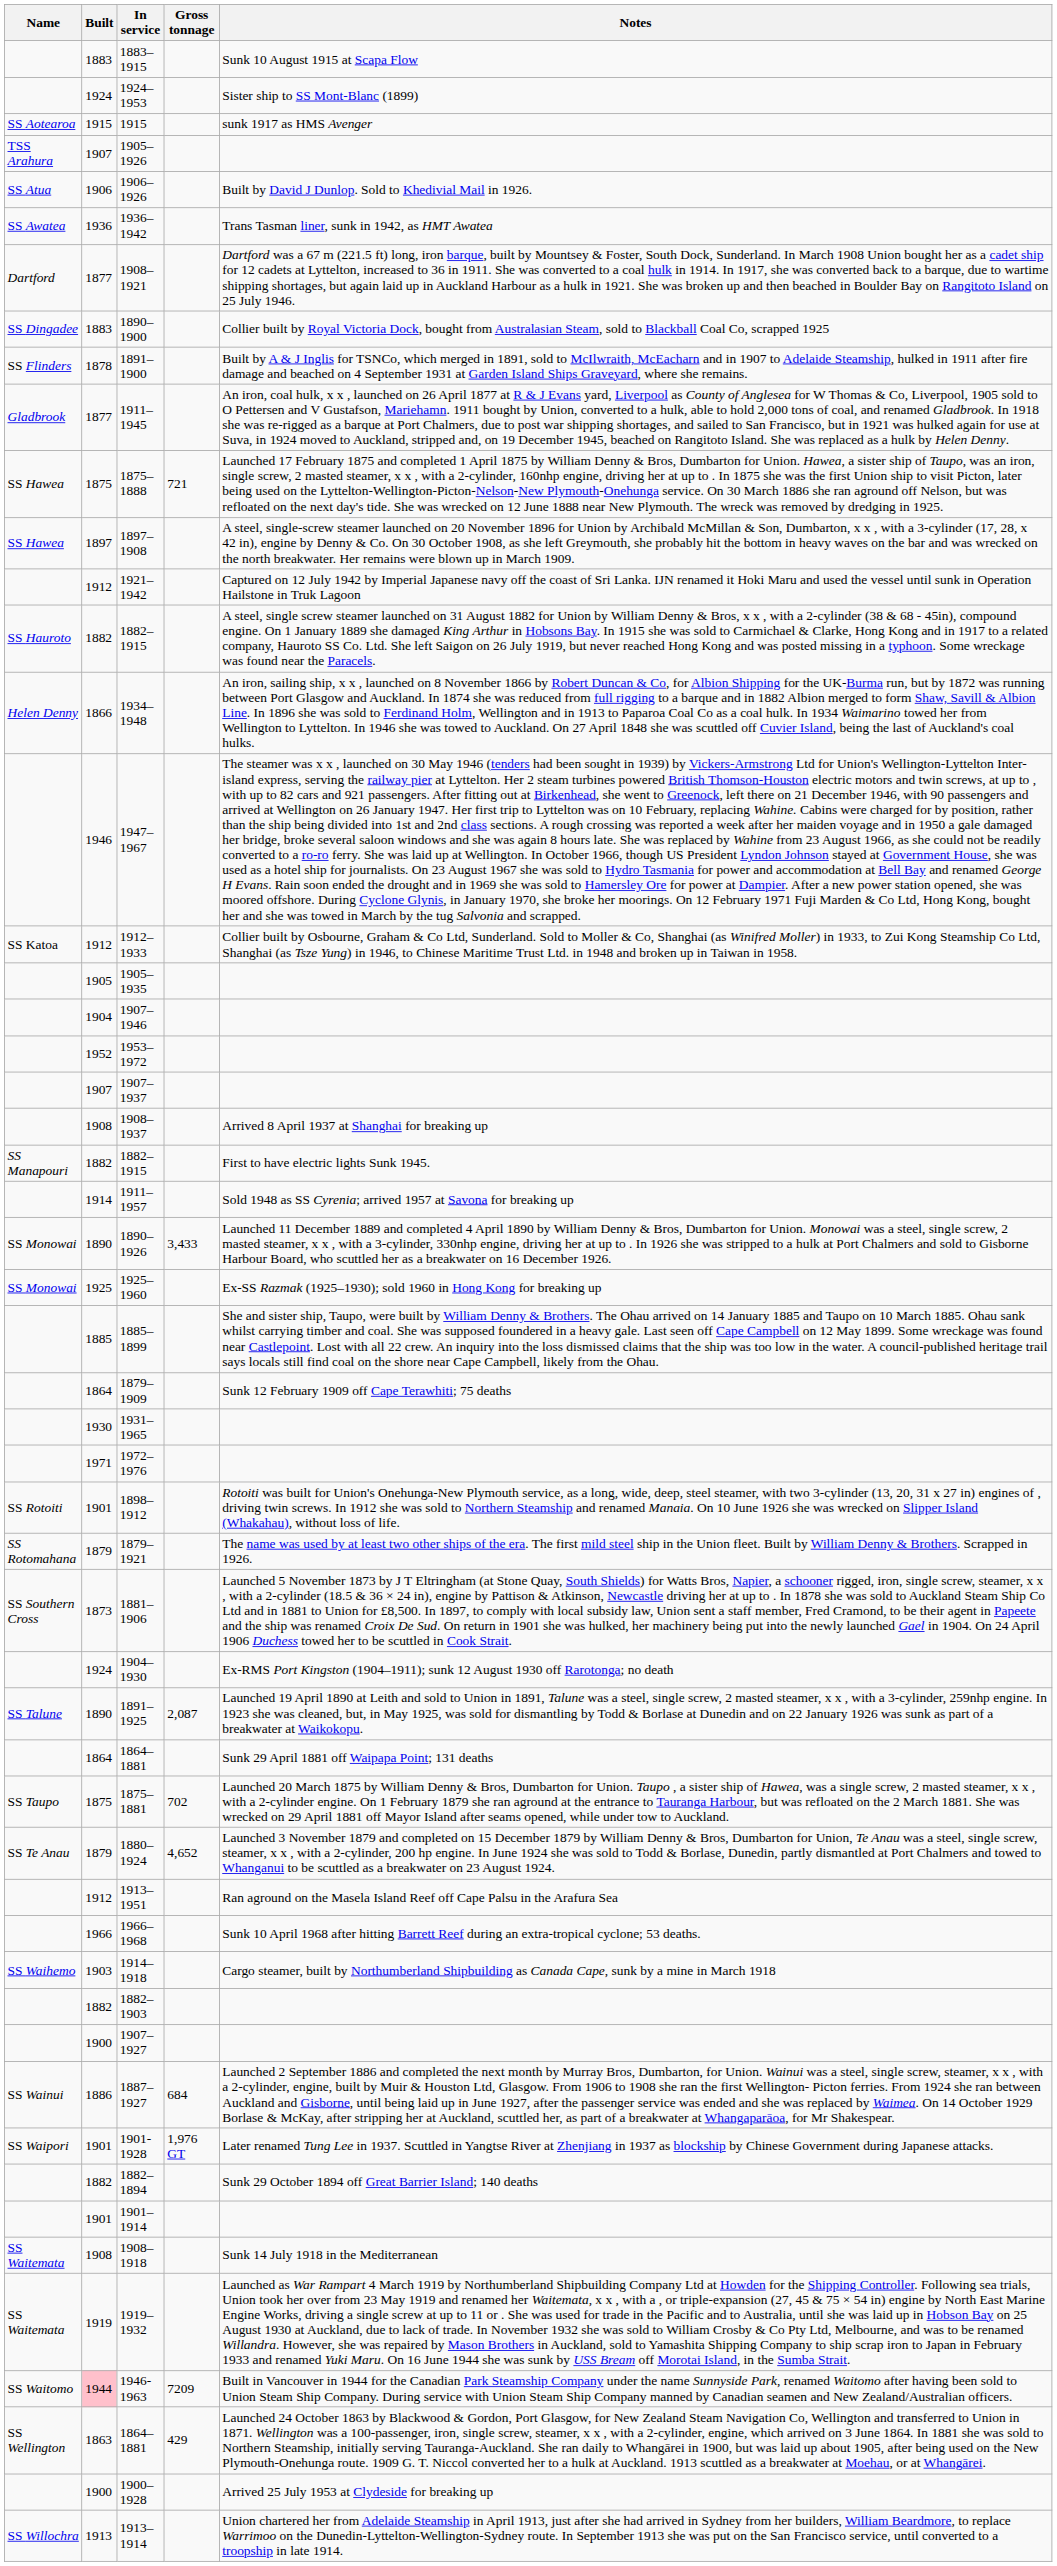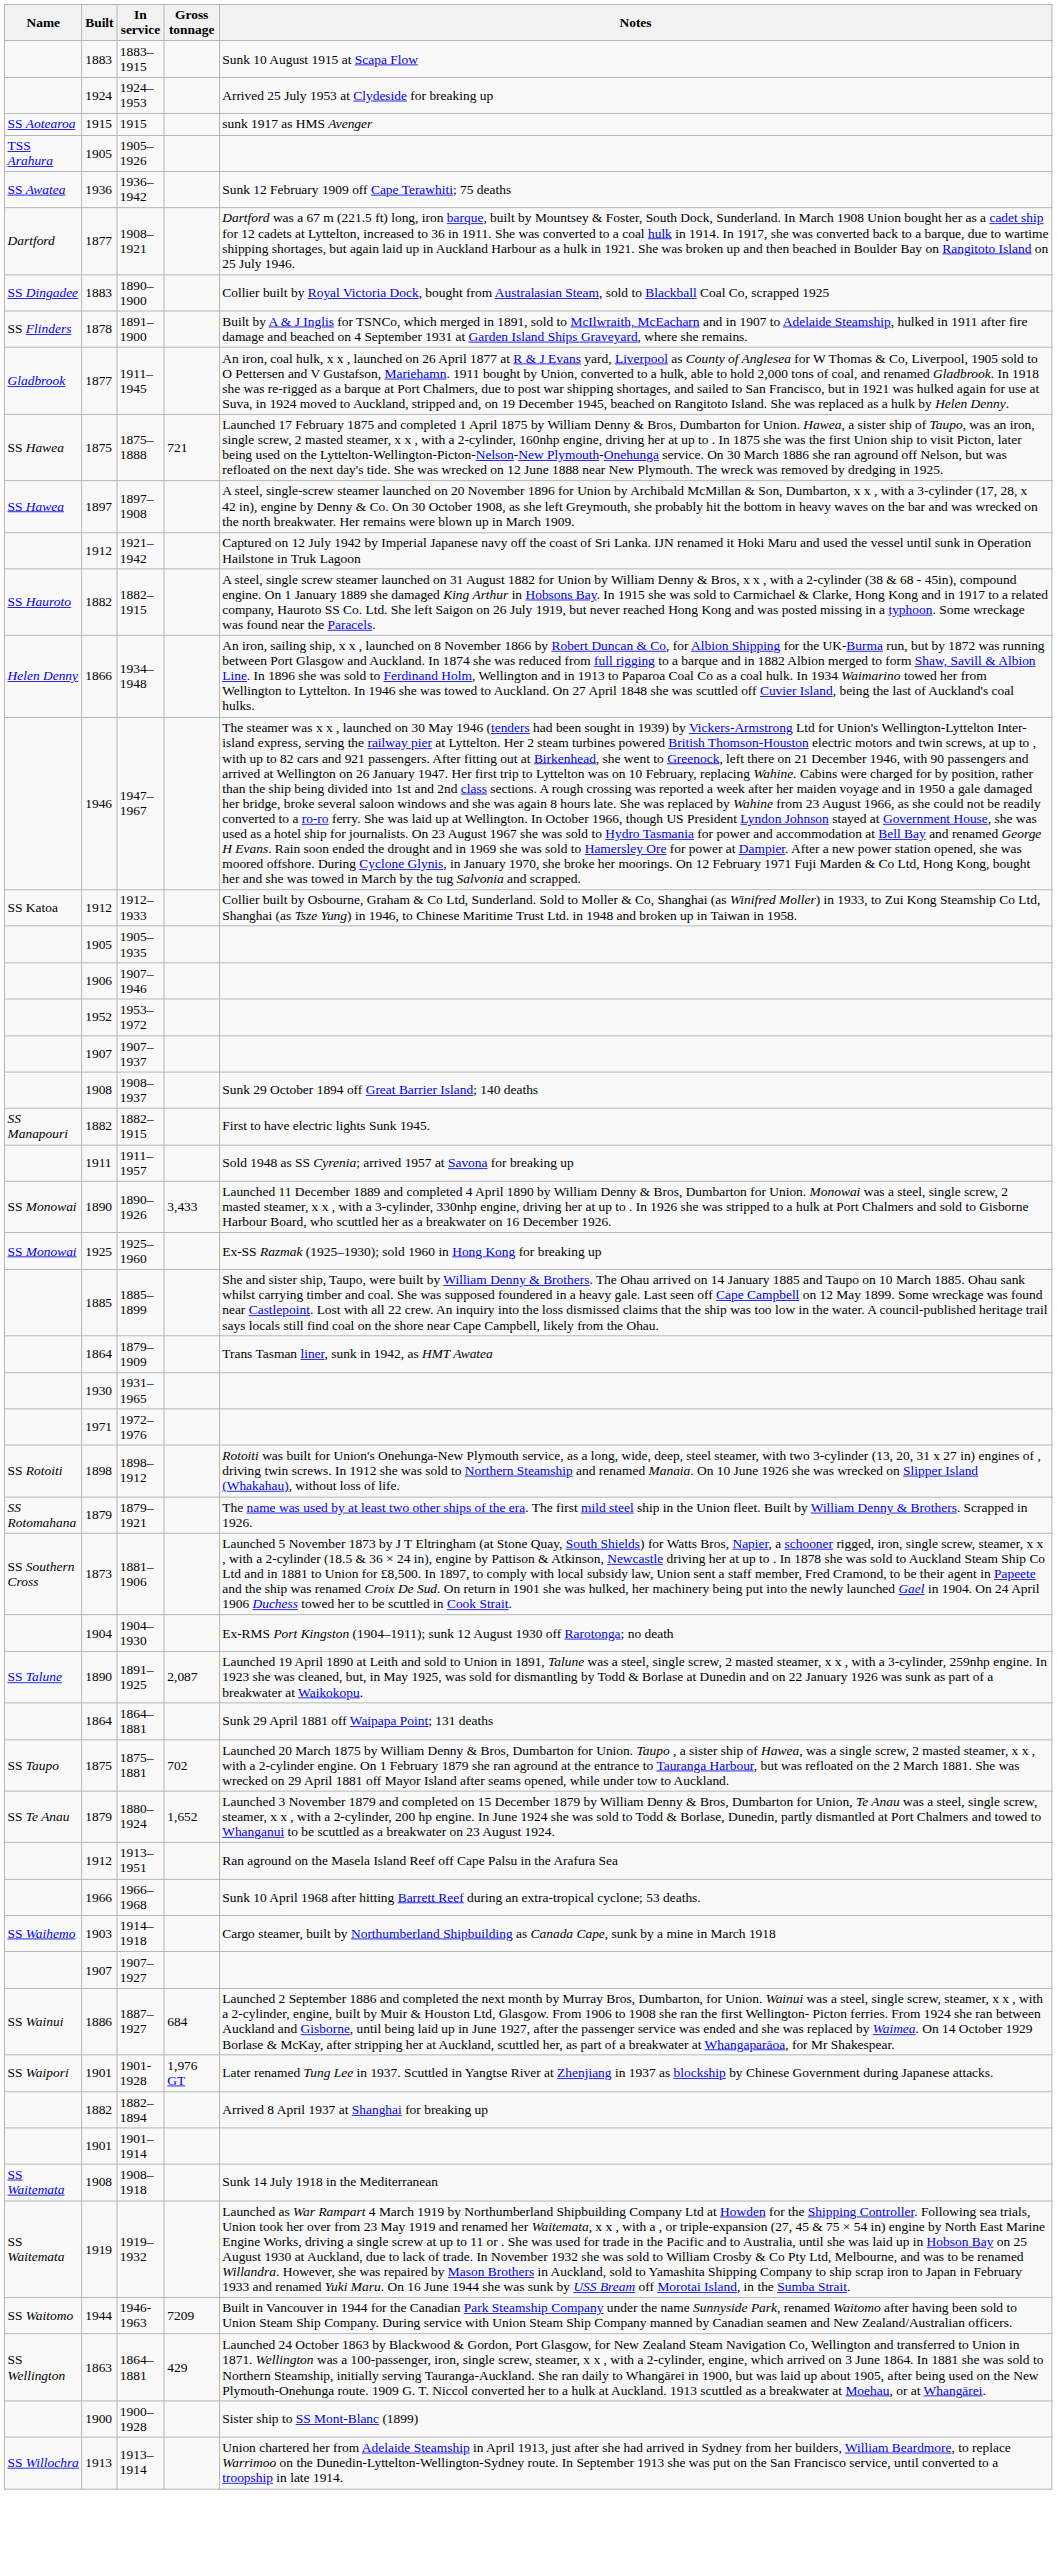(320, 95) Sister ship to SS Mont-Blanc (1899) -> (358, 95) Arrived 25 July 1953 at Clydeside for breaking up
(99, 153) 1907 -> (99, 153) 1905
- row: (29, 189)
(358, 226) Trans Tasman liner, sunk in 1942, as HMT Awatea -> (367, 189) Sunk 12 February 1909 off Cape Terawhiti; 75 deaths
(99, 1017) 1904 -> (99, 980) 1906
(355, 1126) Arrived 8 April 1937 at Shanghai for breaking up -> (380, 1090) Sunk 29 October 1894 off Great Barrier Island; 140 deaths
(99, 1199) 1914 -> (98, 1163) 1911
(367, 1390) Sunk 12 February 1909 off Cape Terawhiti; 75 deaths -> (358, 1354) Trans Tasman liner, sunk in 1942, as HMT Awatea
(99, 1507) 1901 -> (99, 1471) 1898
(99, 1669) 1924 -> (99, 1633) 1904
(182, 1853) 4,652 -> (182, 1816) 1,652
- row: (43, 2007)
(99, 2043) 1900 -> (99, 1970) 1907
(380, 2182) Sunk 29 October 1894 off Great Barrier Island; 140 deaths -> (355, 2109) Arrived 8 April 1937 at Shanghai for breaking up
(99, 2388) pink background -> (99, 2315) no background
(358, 2491) Arrived 25 July 1953 at Clydeside for breaking up -> (320, 2419) Sister ship to SS Mont-Blanc (1899)
